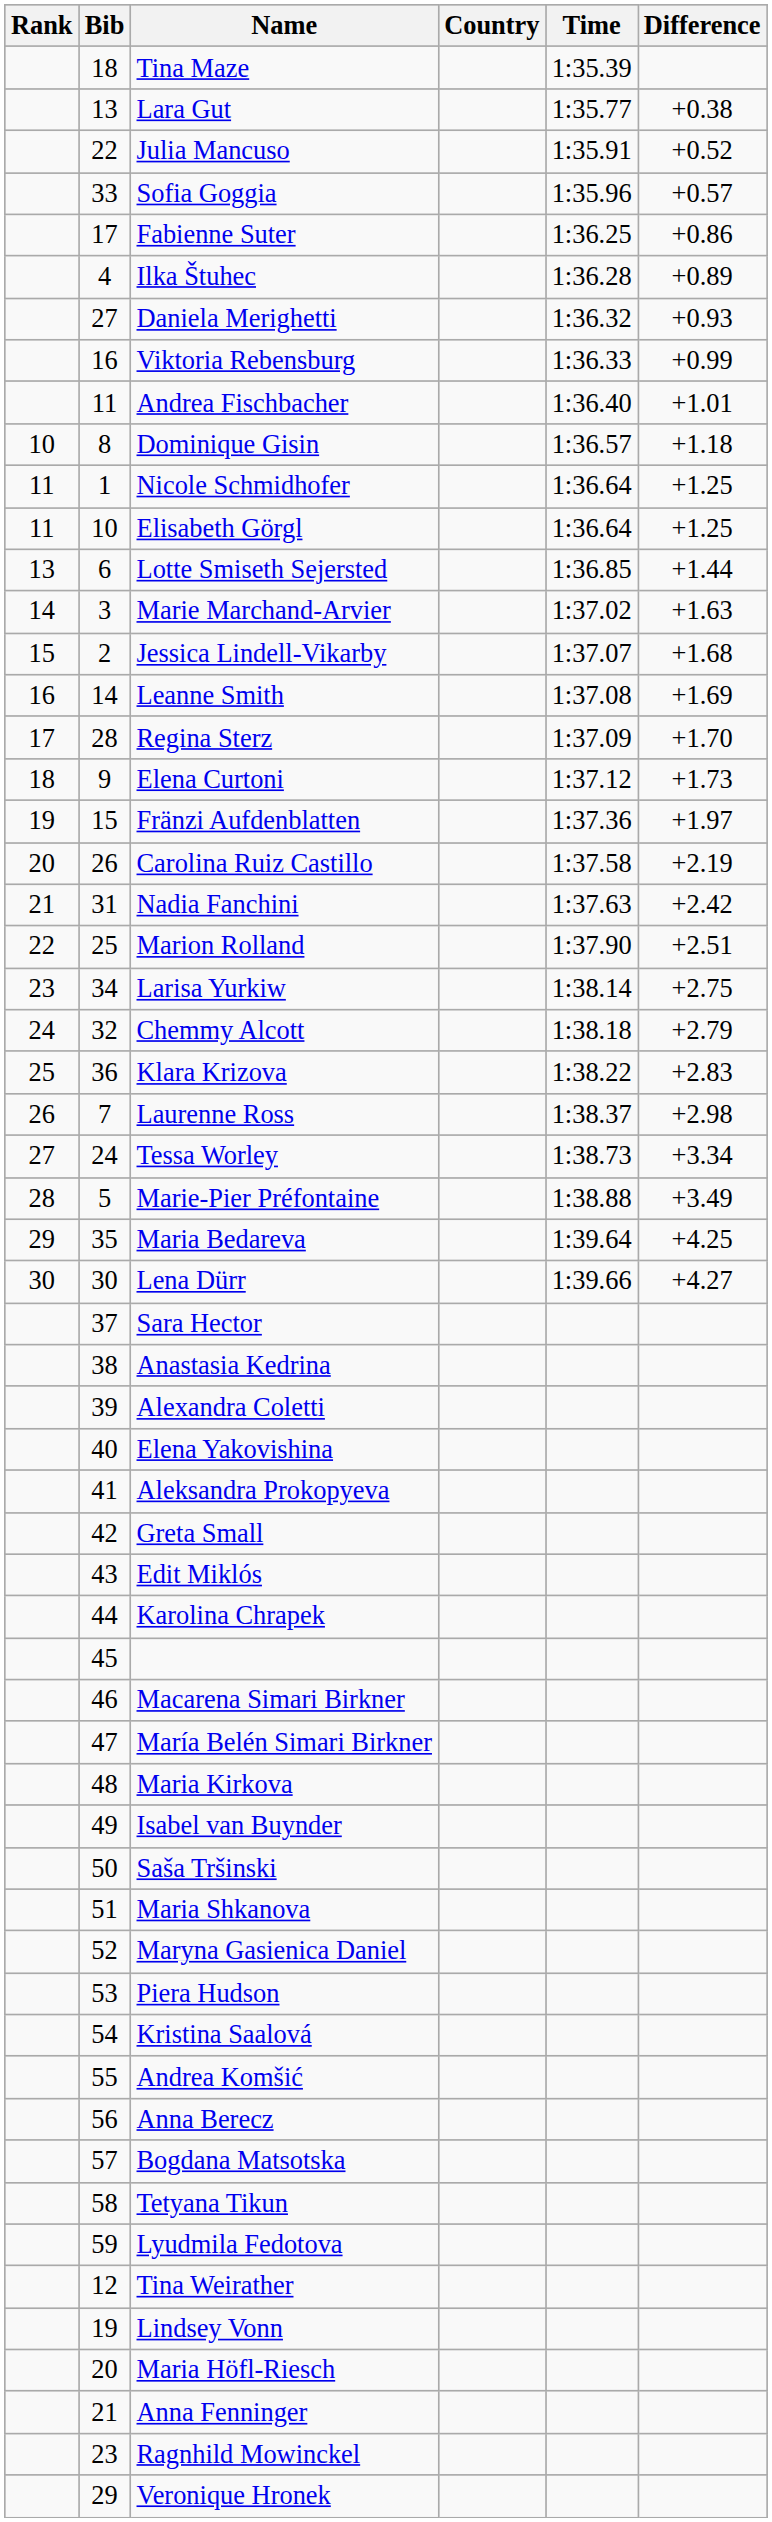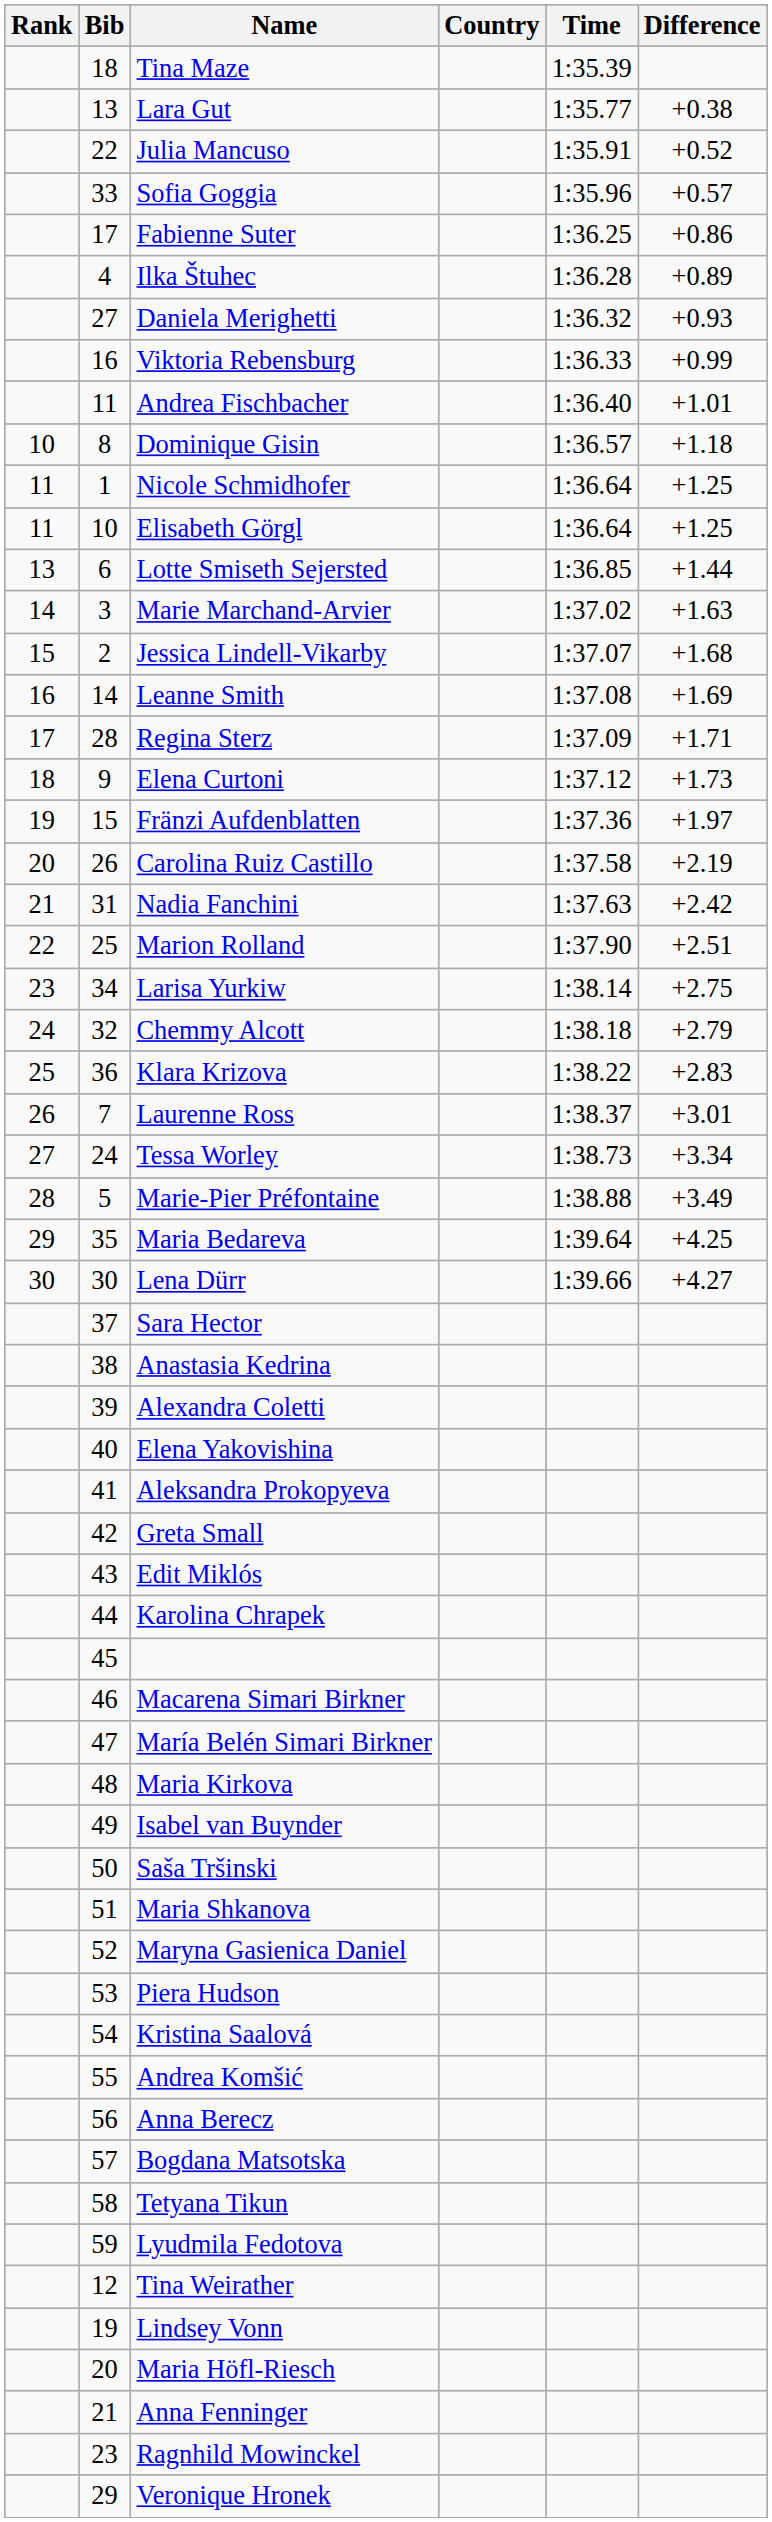(702, 737) +1.70 -> (702, 737) +1.71
(702, 1114) +2.98 -> (702, 1114) +3.01
